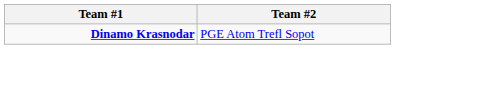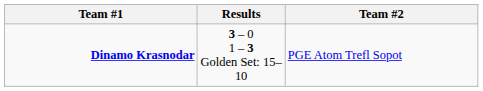+ column: (241, 14)
